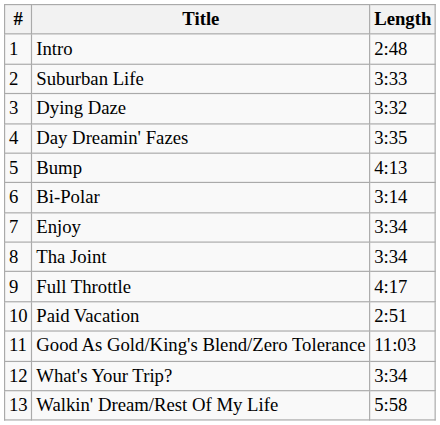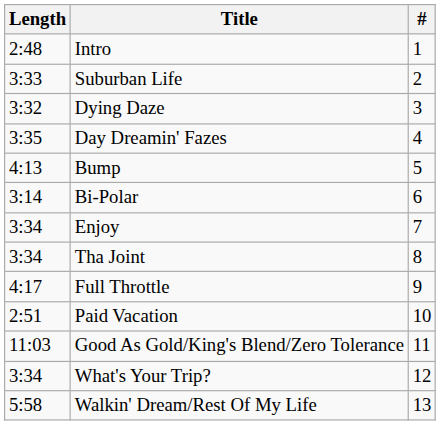columns swapped: (18, 19) <-> (403, 19)
